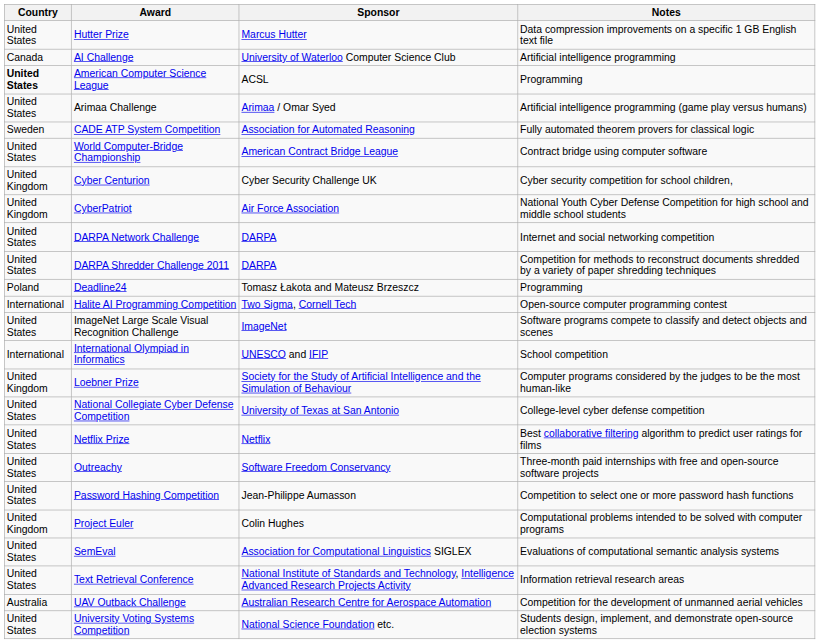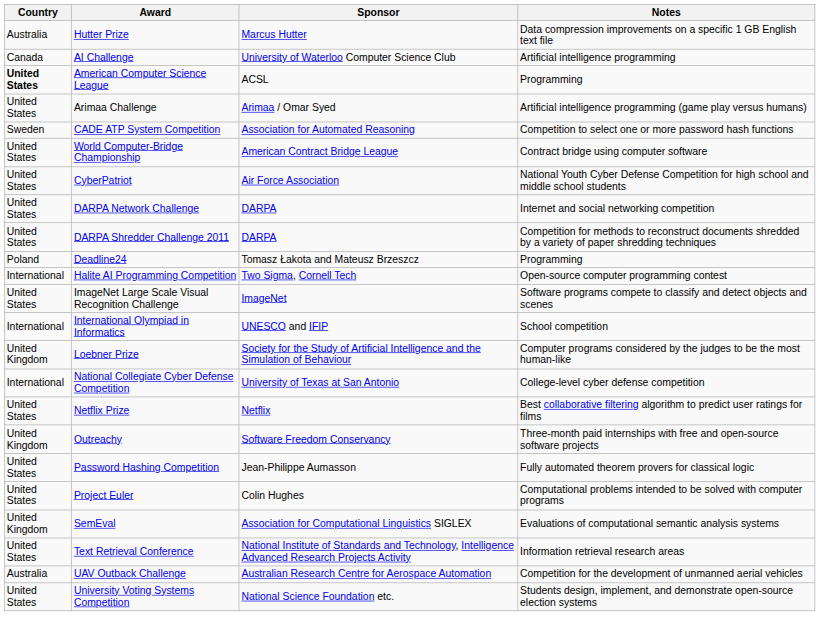(22, 35) United States -> (27, 35) Australia
(637, 130) Fully automated theorem provers for classical logic -> (657, 130) Competition to select one or more password hash functions
- row: (112, 180)
(27, 209) United Kingdom -> (22, 180) United States
(22, 411) United States -> (35, 383) International
(22, 467) United States -> (27, 439) United Kingdom
(657, 495) Competition to select one or more password hash functions -> (637, 467) Fully automated theorem provers for classical logic
(27, 523) United Kingdom -> (22, 495) United States
(22, 552) United States -> (27, 523) United Kingdom
